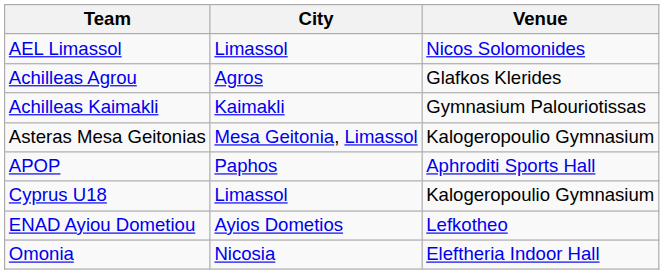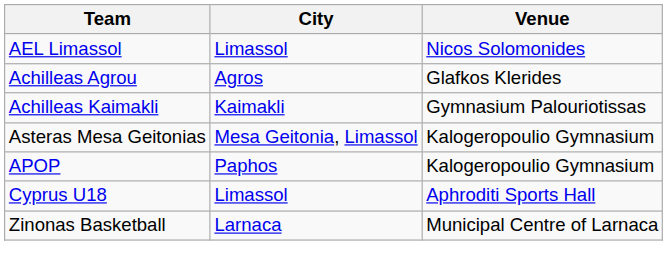(511, 166) Aphroditi Sports Hall -> (540, 166) Kalogeropoulio Gymnasium
(540, 195) Kalogeropoulio Gymnasium -> (511, 195) Aphroditi Sports Hall
- row: (102, 225)
- row: (41, 254)
+ row: (87, 225)
